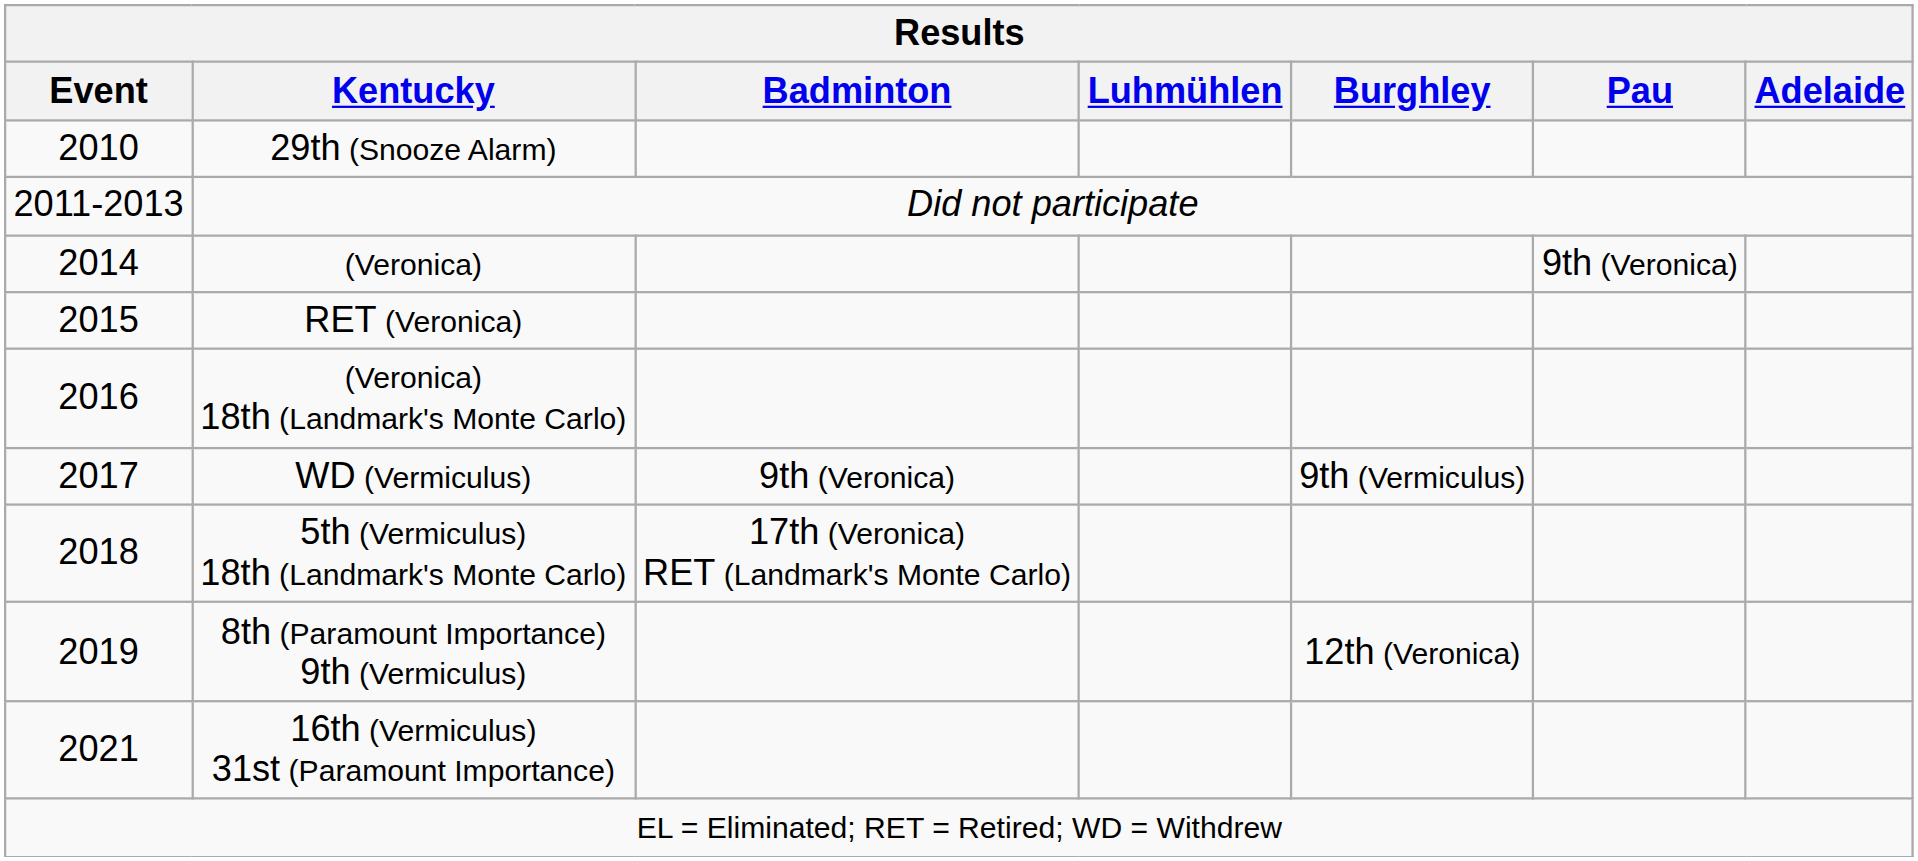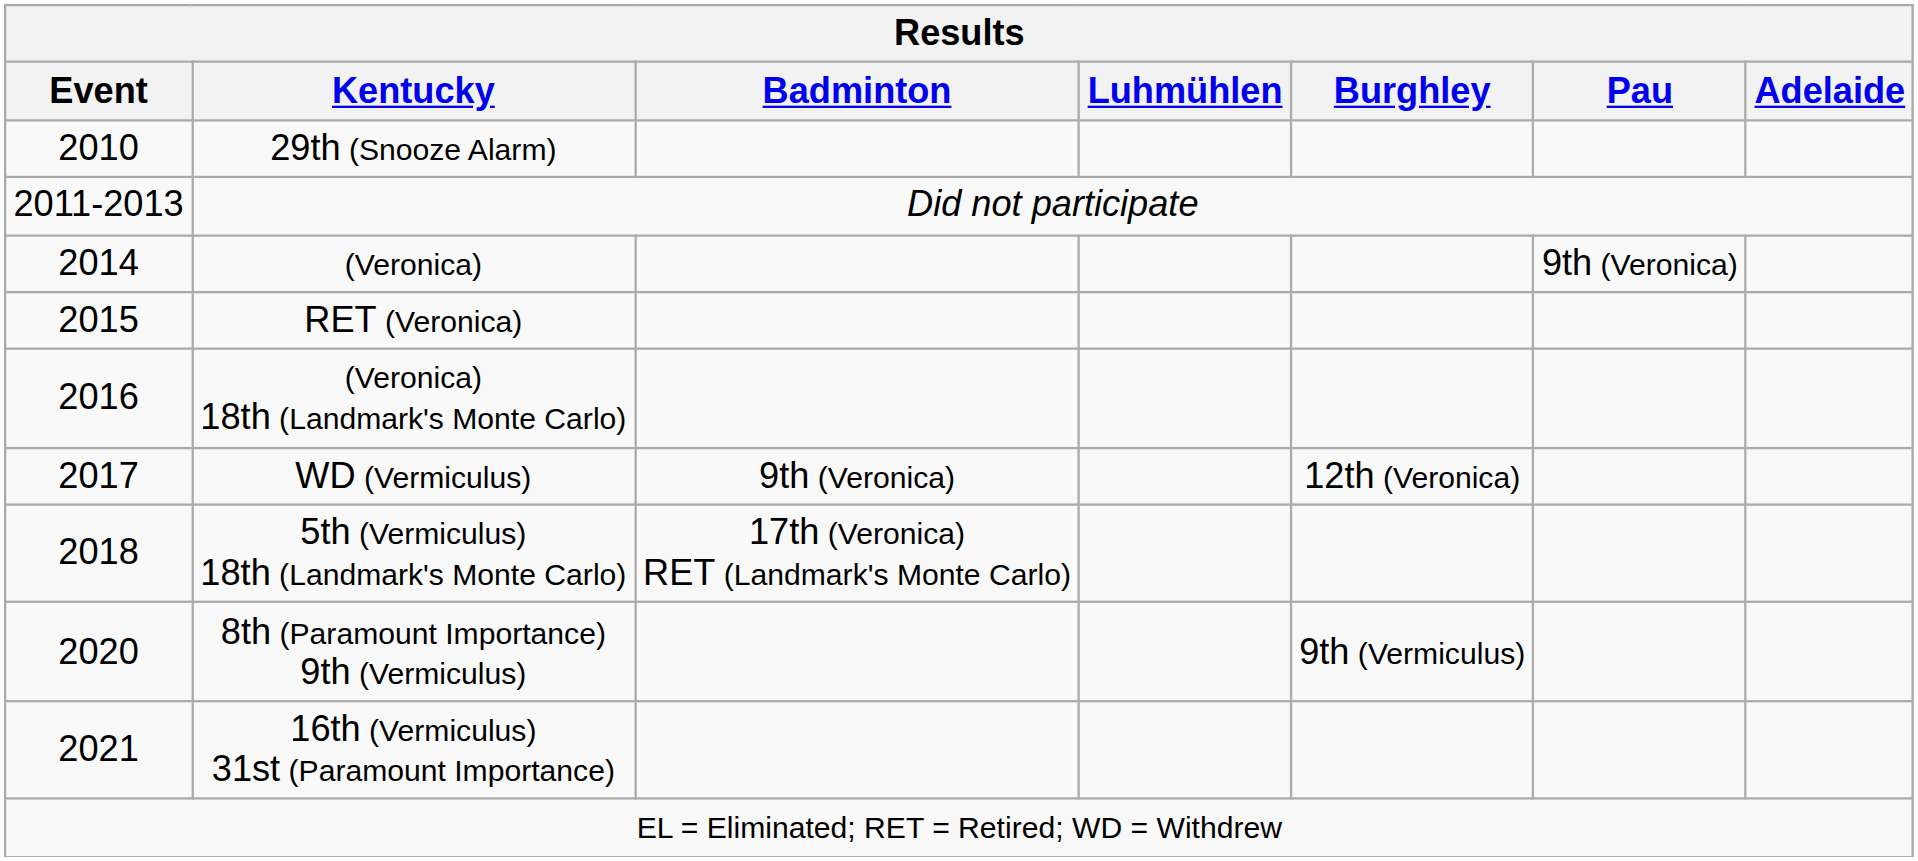(1412, 475) 9th (Vermiculus) -> (1412, 475) 12th (Veronica)
(99, 651) 2019 -> (99, 651) 2020
(1412, 651) 12th (Veronica) -> (1412, 651) 9th (Vermiculus)
